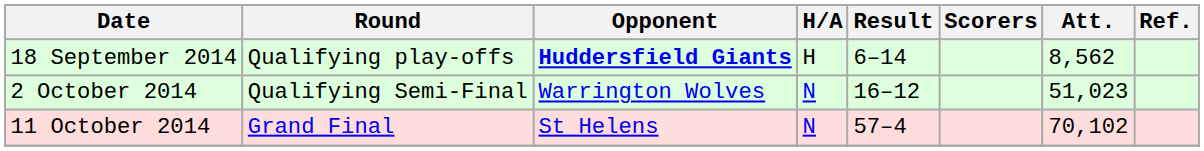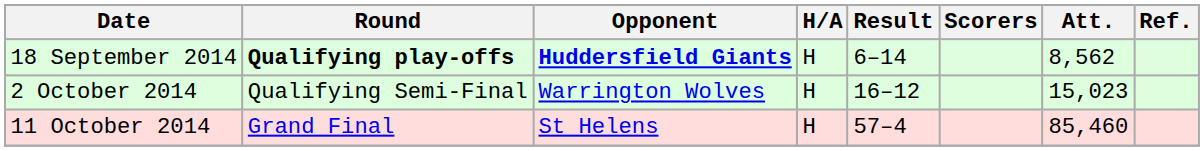(381, 58) normal -> (381, 58) bold
(809, 93) N -> (809, 93) H
(1088, 93) 51,023 -> (1088, 93) 15,023
(809, 128) N -> (809, 128) H
(1088, 128) 70,102 -> (1088, 128) 85,460
